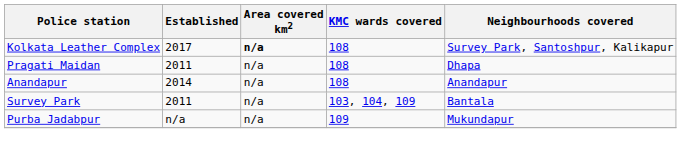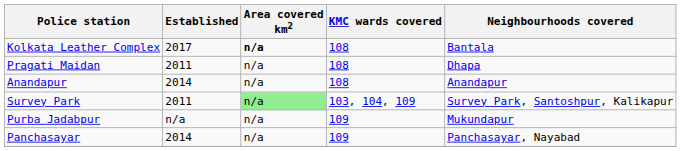(560, 47) Survey Park, Santoshpur, Kalikapur -> (471, 47) Bantala
(254, 101) no background -> (254, 101) lightgreen background
(471, 101) Bantala -> (560, 101) Survey Park, Santoshpur, Kalikapur
+ row: (44, 137)
